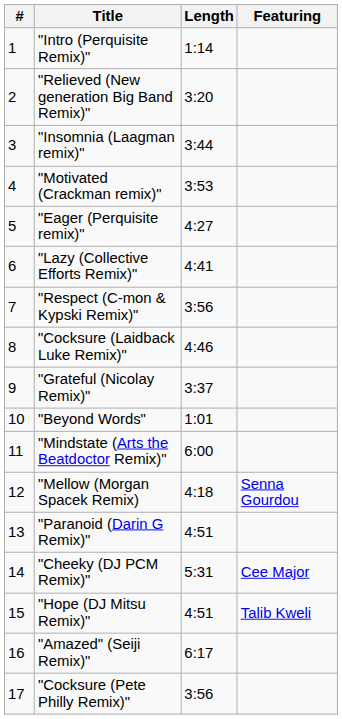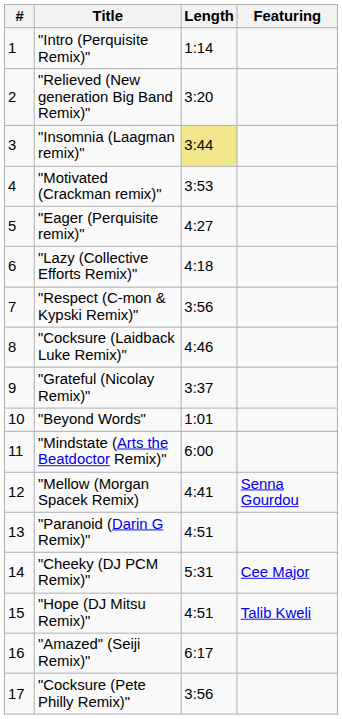(199, 145) no background -> (199, 145) khaki background
(199, 266) 4:41 -> (199, 266) 4:18
(199, 491) 4:18 -> (199, 491) 4:41
